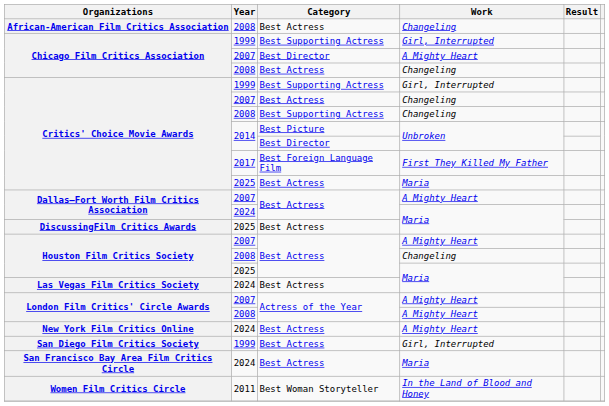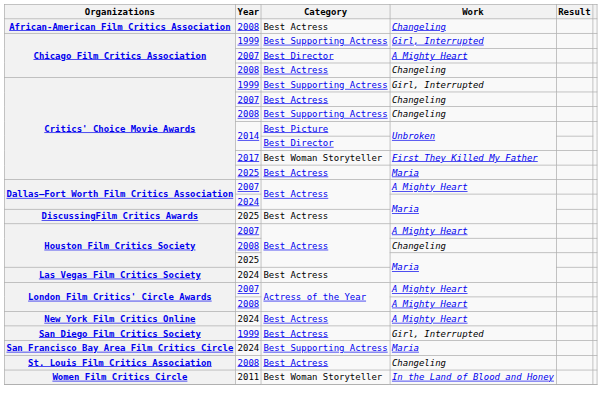(316, 163) Best Foreign Language Film -> (323, 158) Best Woman Storyteller
(292, 363) Best Actress -> (326, 348) Best Supporting Actress
+ row: (120, 363)
